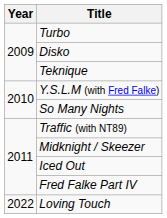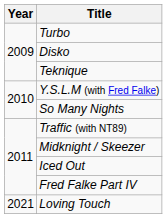(20, 204) 2022 -> (20, 204) 2021
